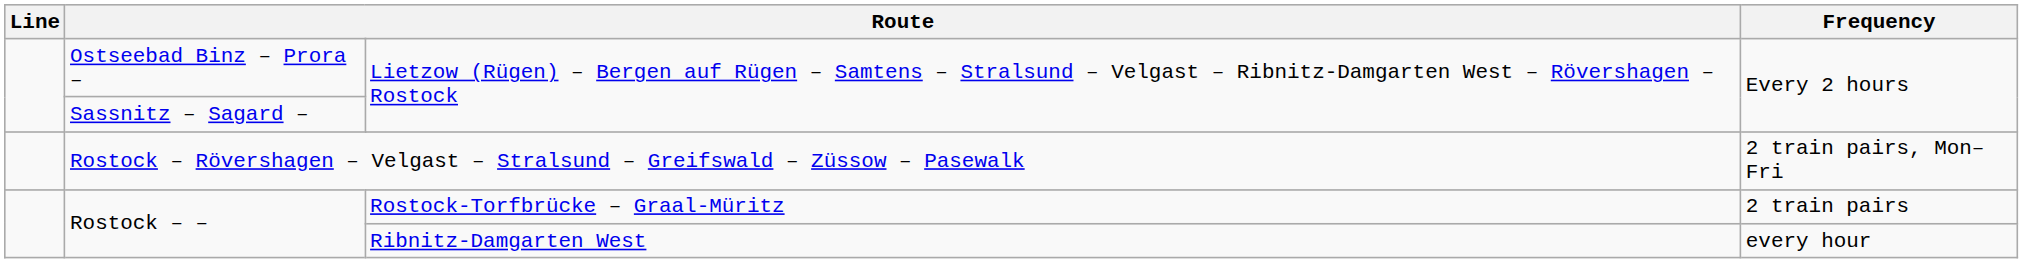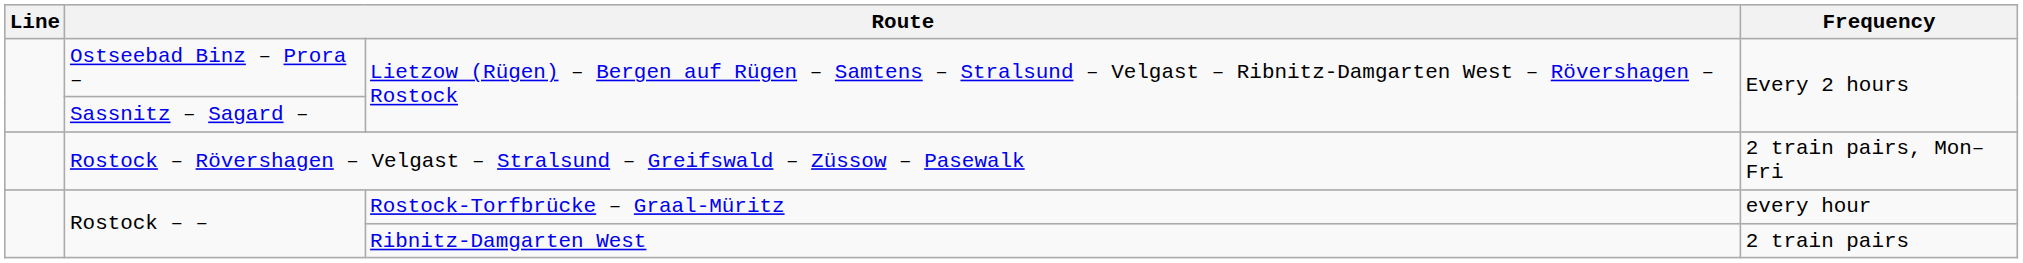(1827, 207) 2 train pairs -> (1809, 207) every hour
(1809, 241) every hour -> (1827, 241) 2 train pairs
